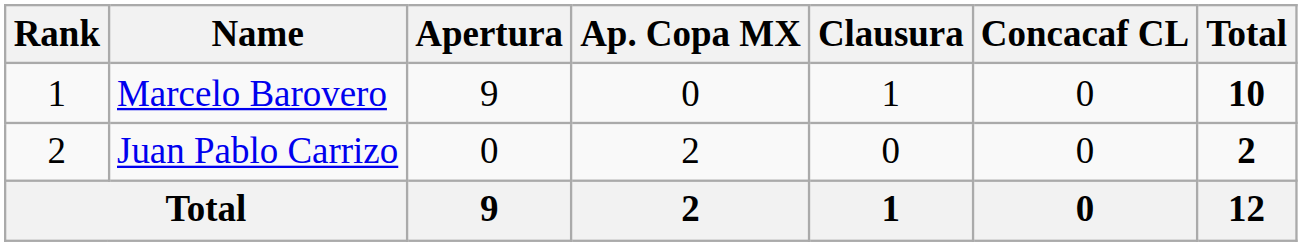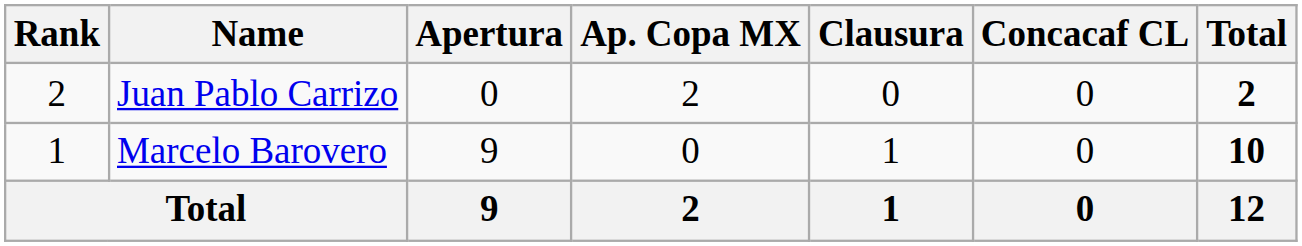rows swapped: (252, 92) <-> (258, 151)
